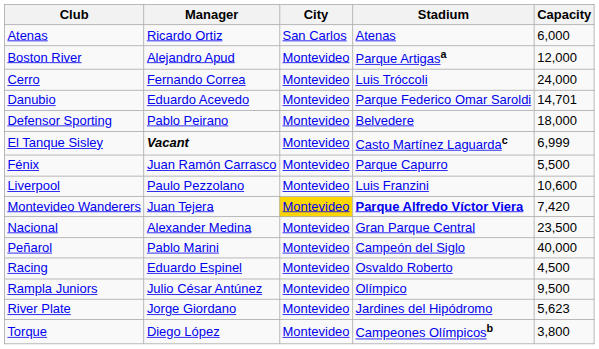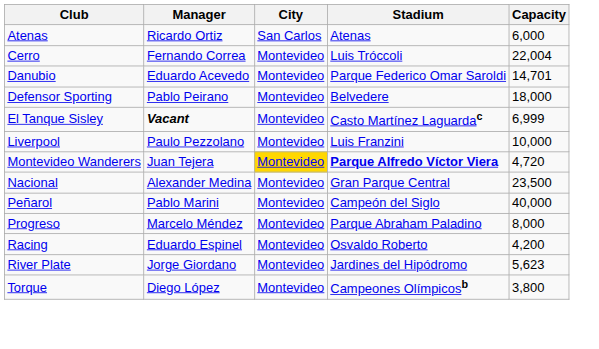- row: (44, 57)
(557, 79) 24,000 -> (532, 55) 22,004
- row: (23, 165)
(557, 186) 10,600 -> (532, 141) 10,000
(553, 206) 7,420 -> (528, 162) 4,720
+ row: (34, 223)
(553, 268) 4,500 -> (528, 244) 4,200
- row: (52, 288)
